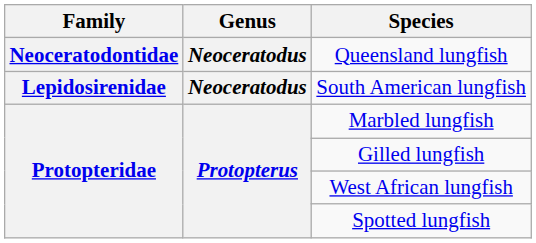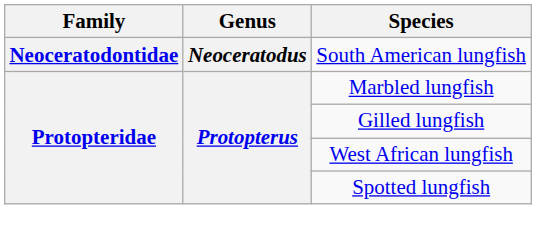- row: (421, 54)
(94, 87) Lepidosirenidae -> (94, 54) Neoceratodontidae
